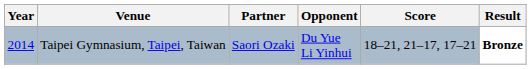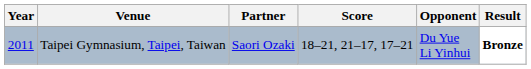columns swapped: (329, 15) <-> (420, 15)
(21, 45) 2014 -> (21, 45) 2011
